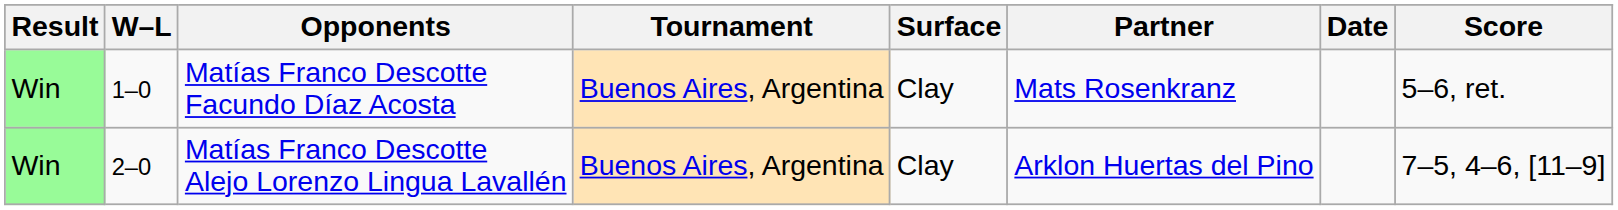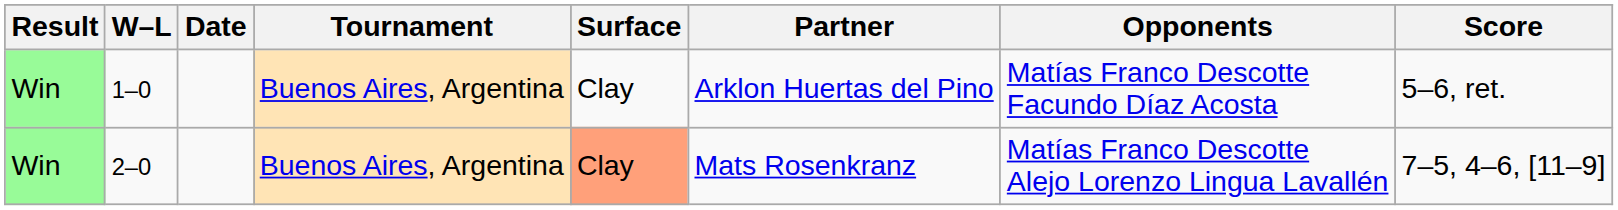columns swapped: (1358, 27) <-> (376, 27)
(1125, 88) Mats Rosenkranz -> (844, 88) Arklon Huertas del Pino
(925, 165) no background -> (605, 165) lightsalmon background
(1164, 165) Arklon Huertas del Pino -> (805, 165) Mats Rosenkranz
